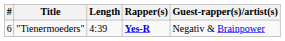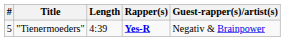(9, 28) 6 -> (9, 28) 5
